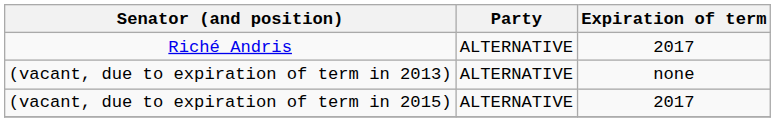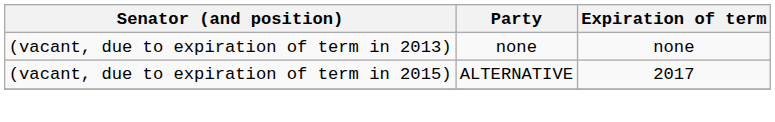- row: (230, 47)
(516, 75) ALTERNATIVE -> (516, 47) none
